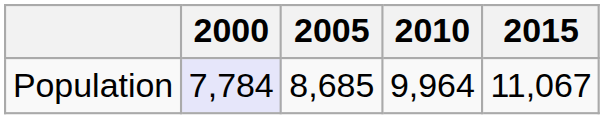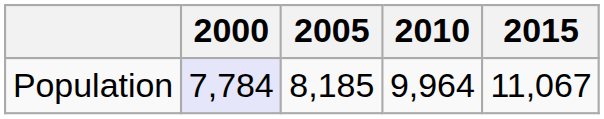(332, 85) 8,685 -> (332, 85) 8,185
